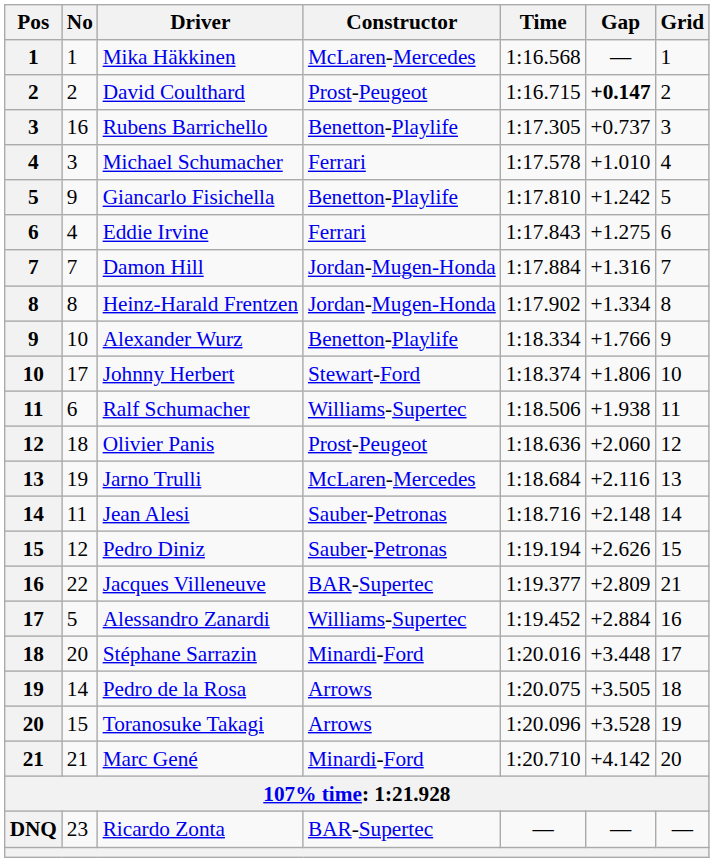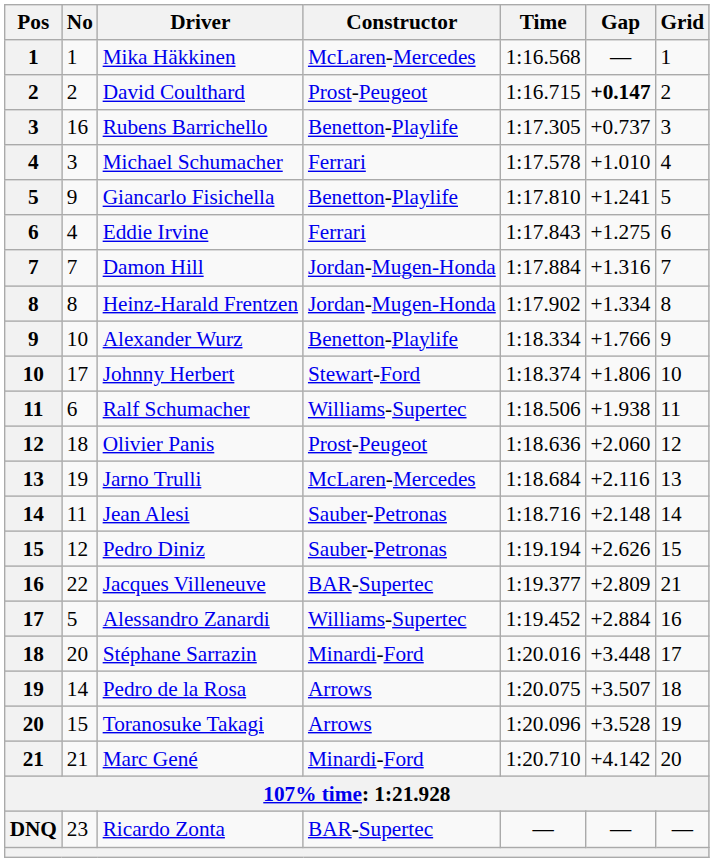(620, 197) +1.242 -> (620, 197) +1.241
(620, 688) +3.505 -> (620, 688) +3.507
